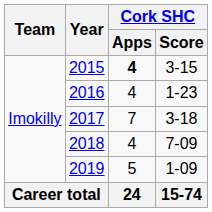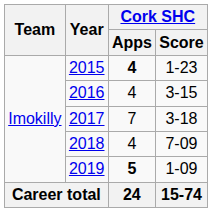(181, 67) 3-15 -> (181, 67) 1-23
(181, 93) 1-23 -> (181, 93) 3-15
(132, 169) normal -> (132, 169) bold
